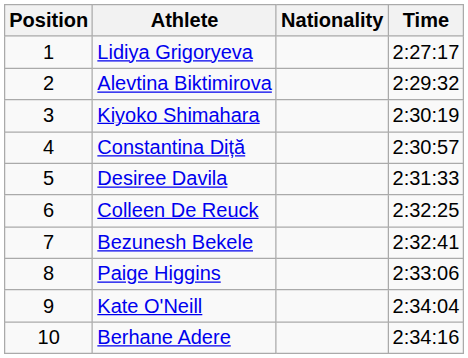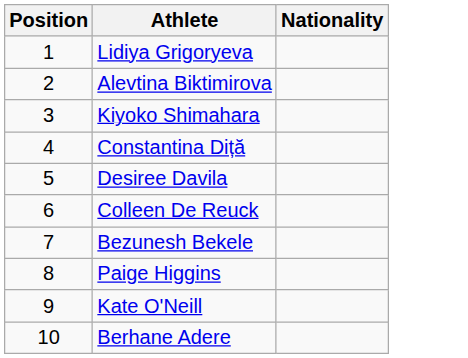- column: (426, 20)
